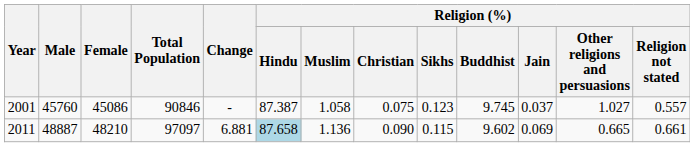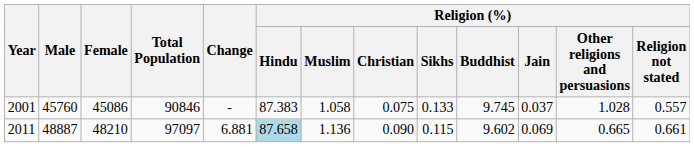(279, 107) 87.387 -> (279, 107) 87.383
(438, 107) 0.123 -> (438, 107) 0.133
(614, 107) 1.027 -> (614, 107) 1.028
